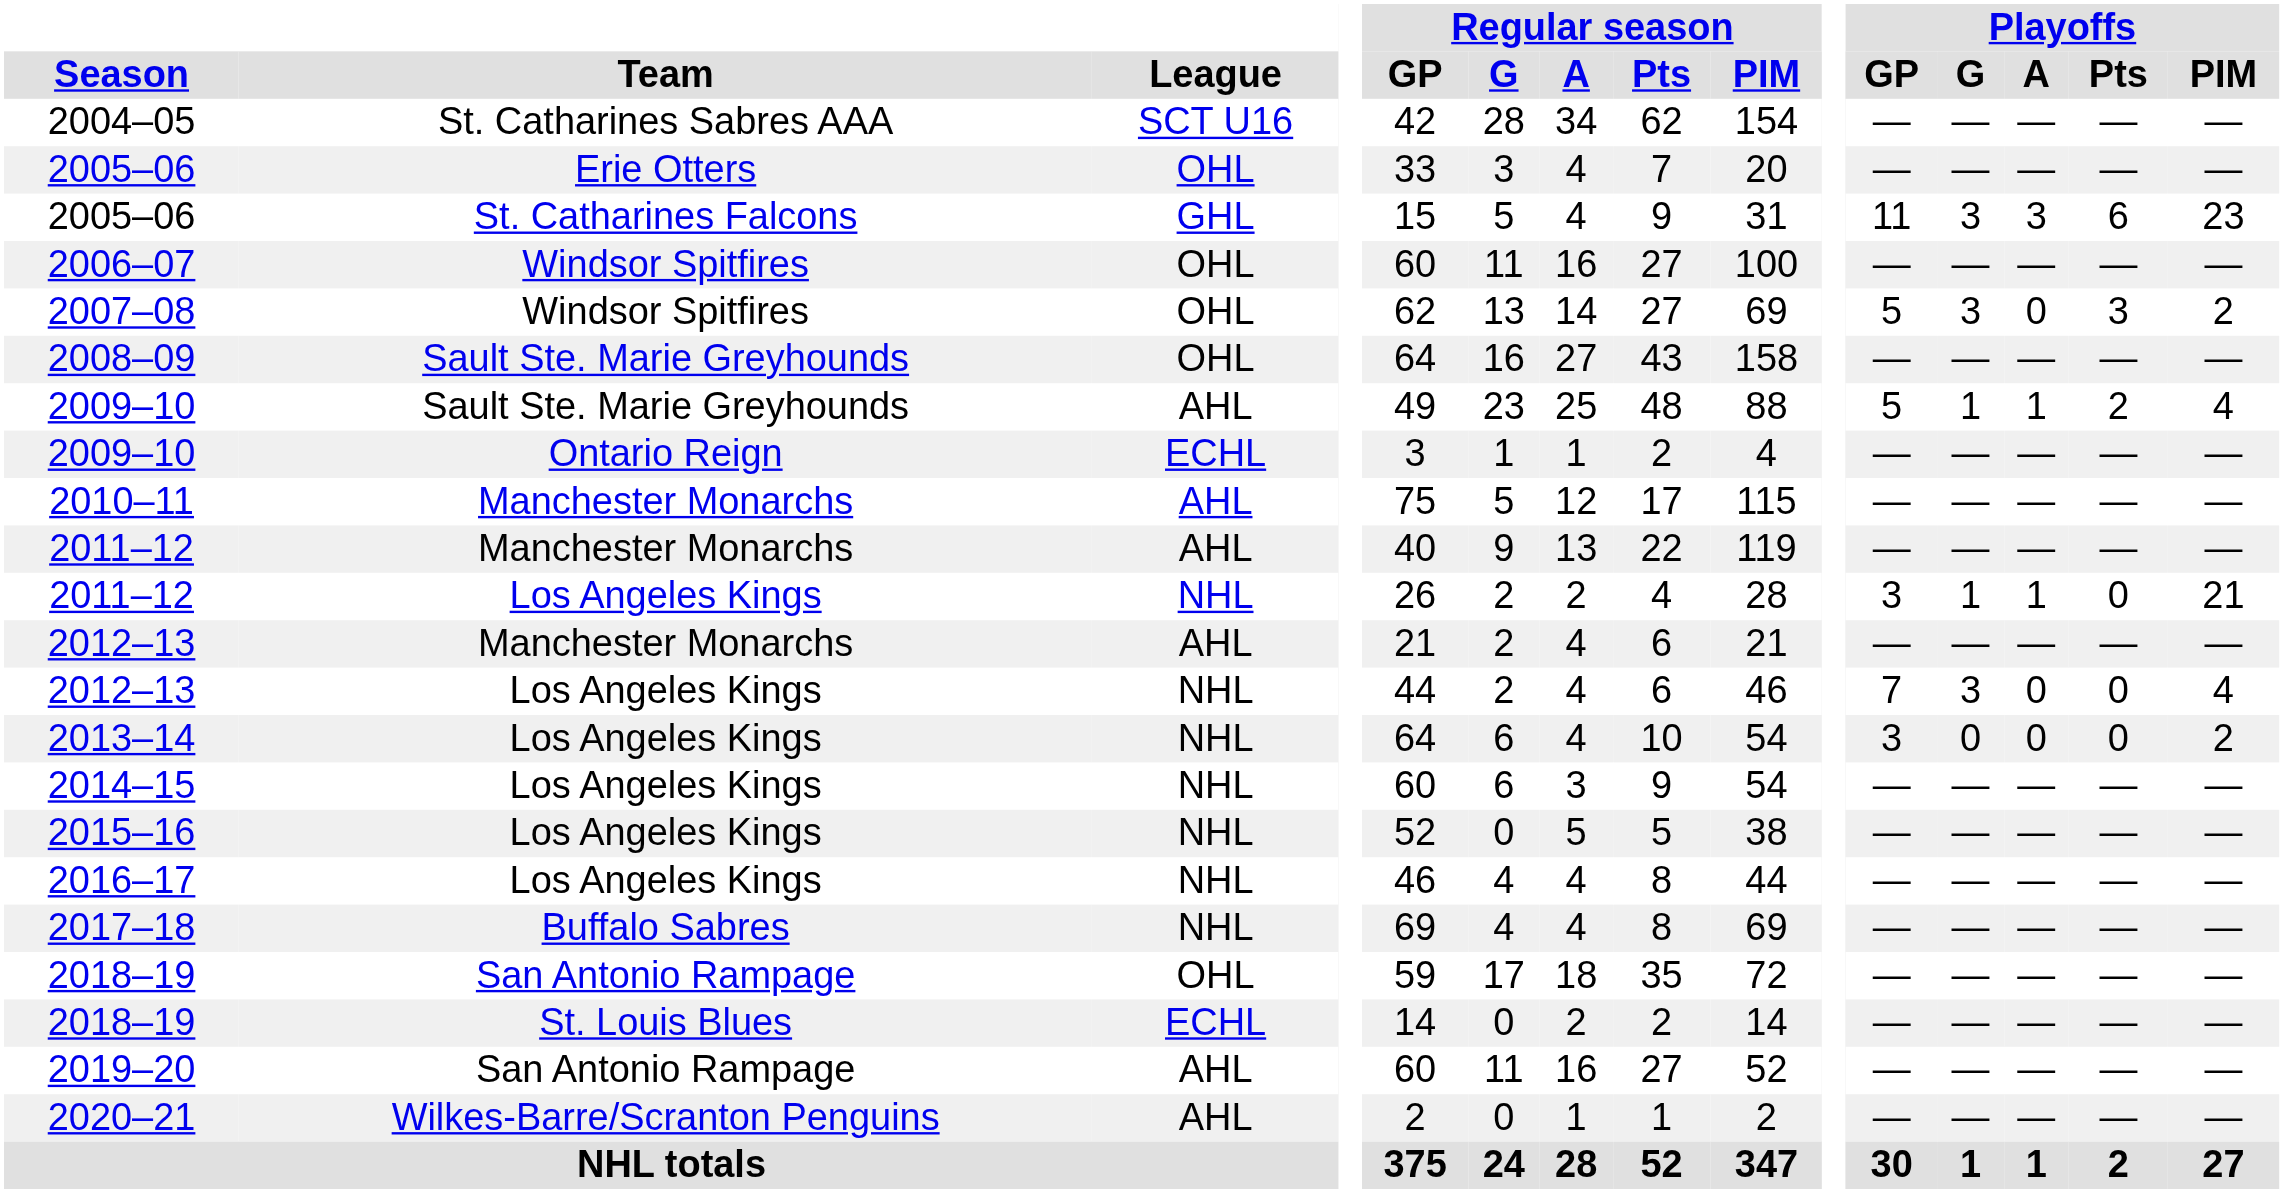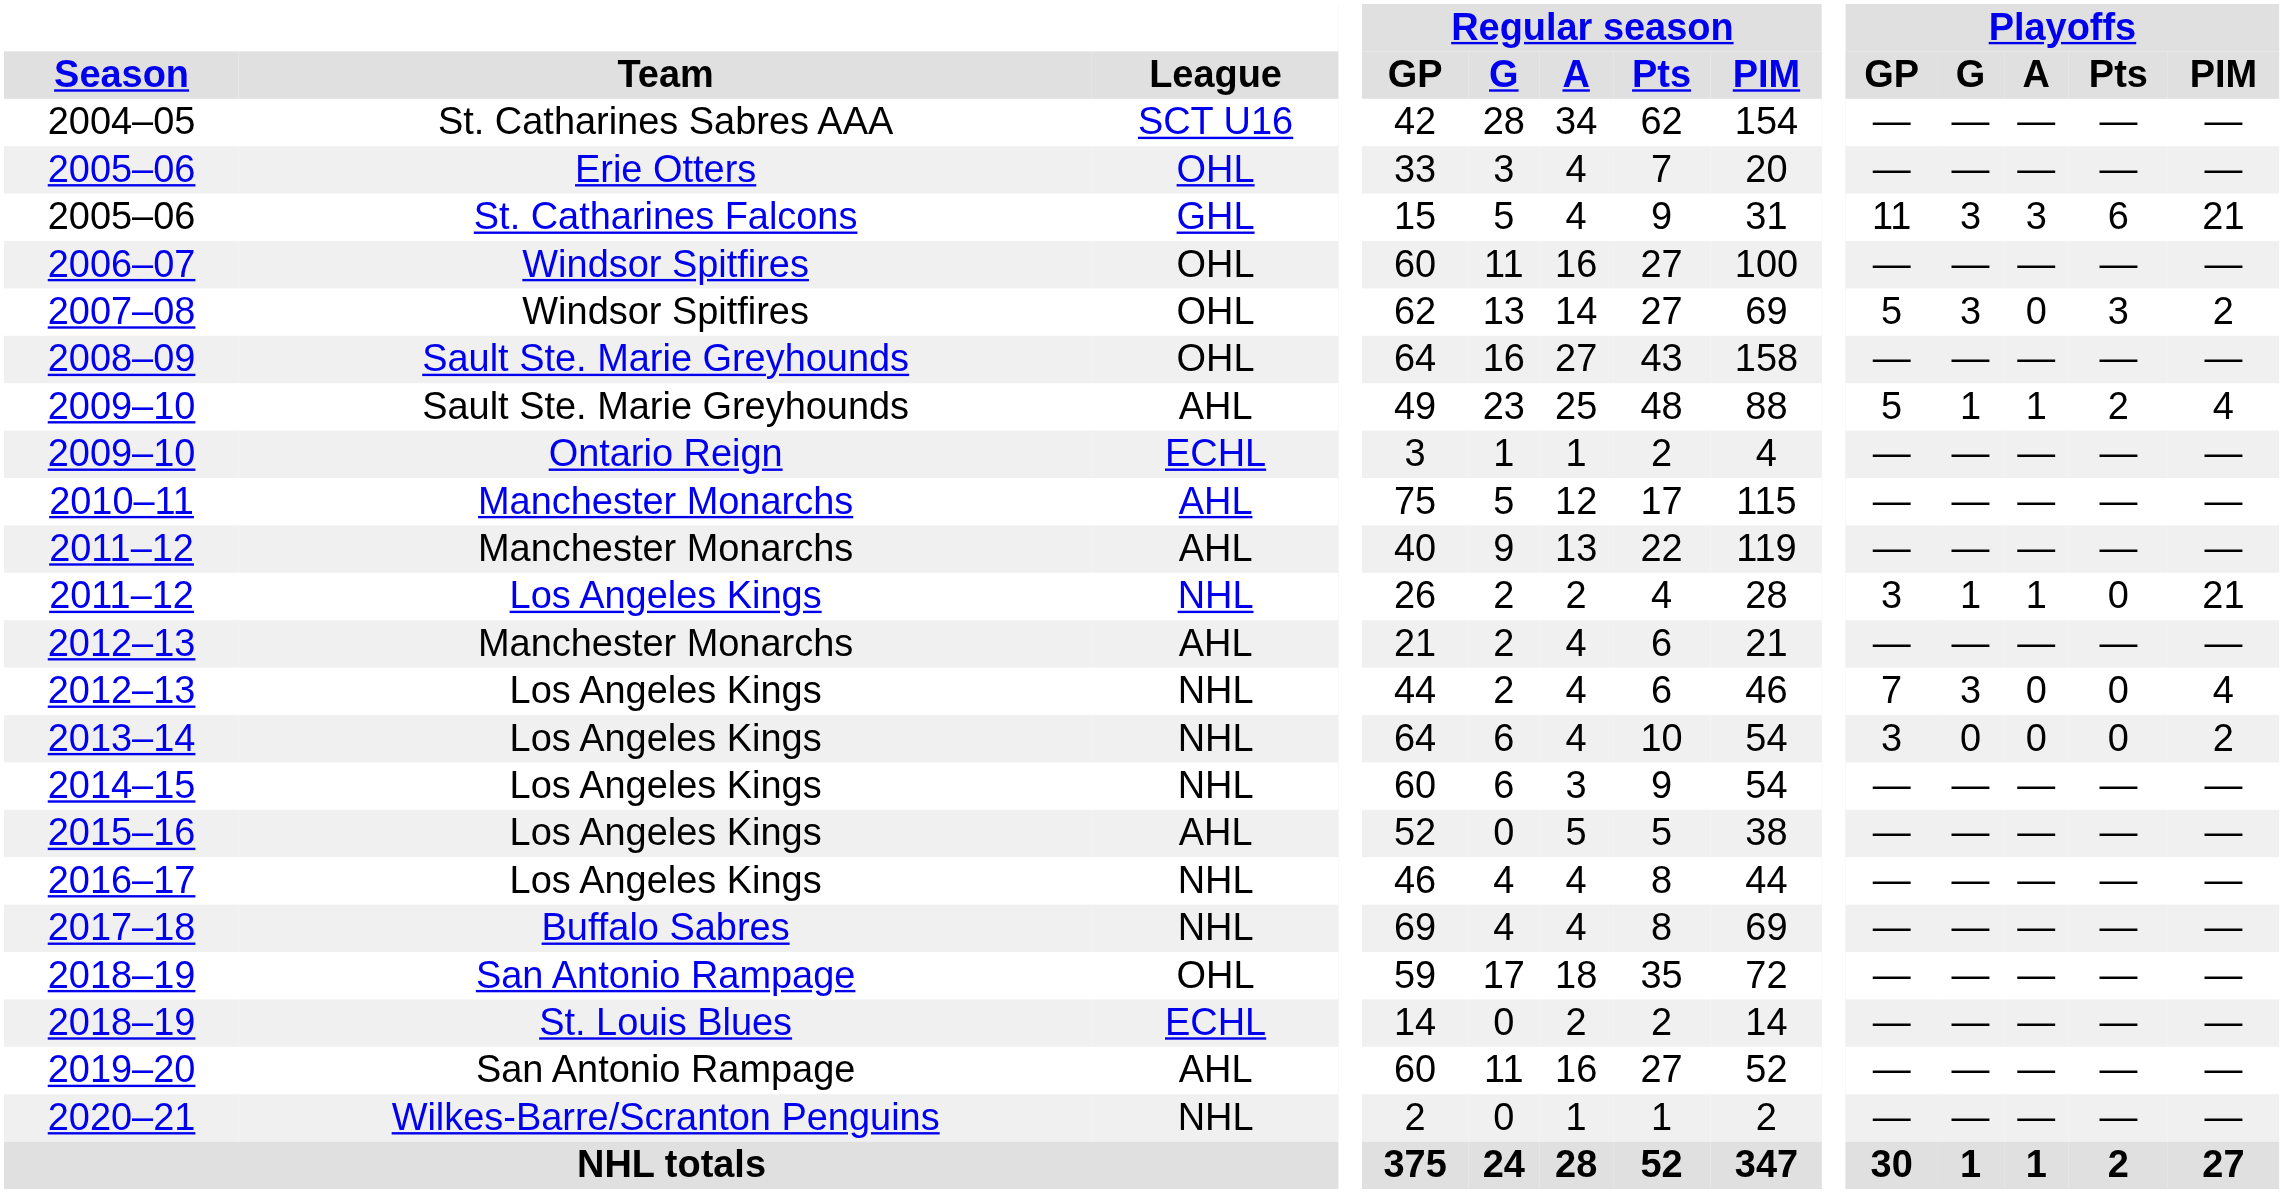(2223, 216) 23 -> (2223, 216) 21
(1216, 832) NHL -> (1216, 832) AHL
(1216, 1117) AHL -> (1216, 1117) NHL
